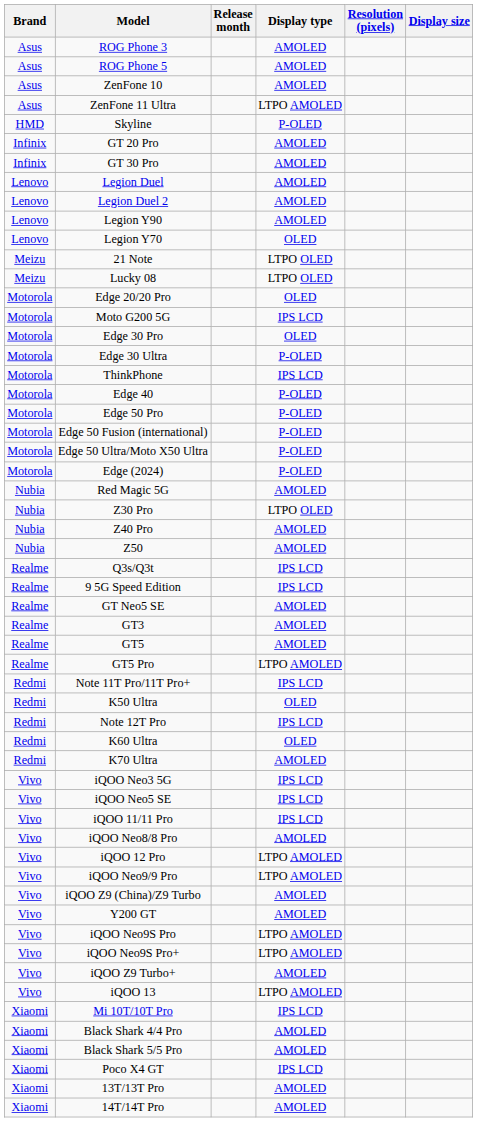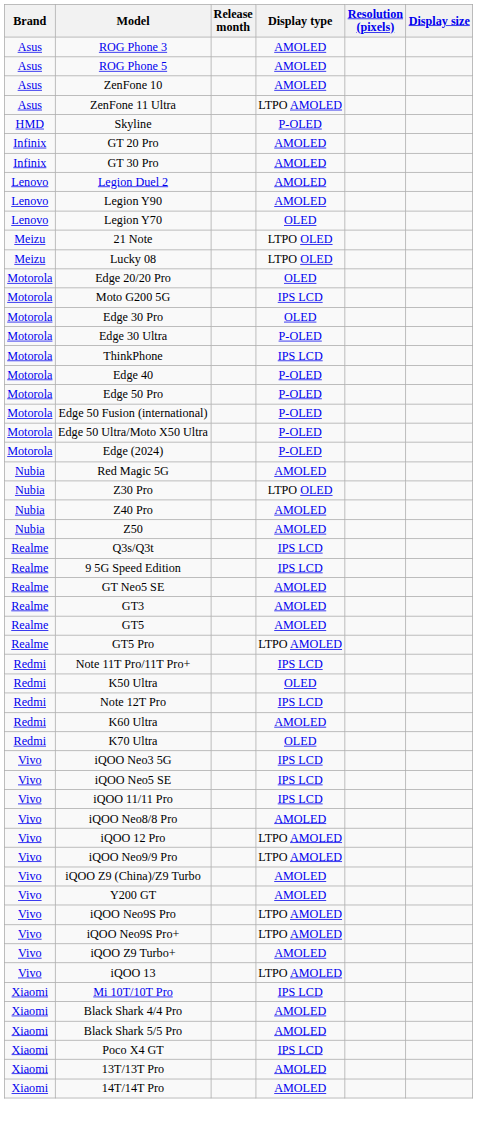- row: (133, 182)
(300, 741) OLED -> (300, 722) AMOLED
(300, 760) AMOLED -> (300, 741) OLED
